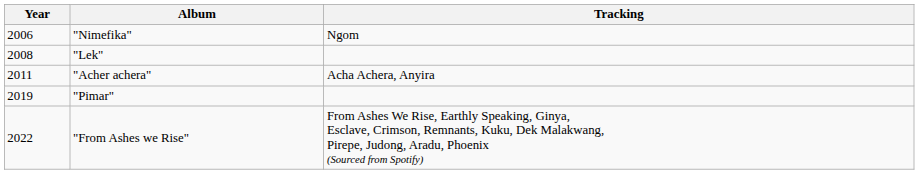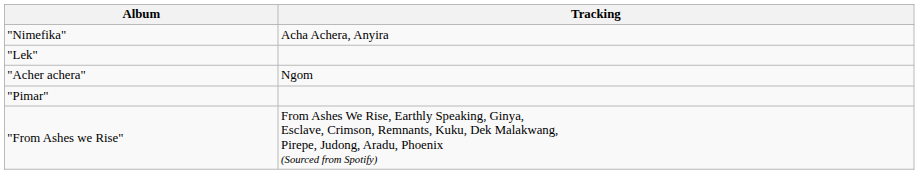- column: (37, 14)
(343, 34) Ngom -> (335, 34) Acha Achera, Anyira
(381, 75) Acha Achera, Anyira -> (297, 75) Ngom
